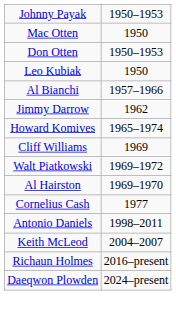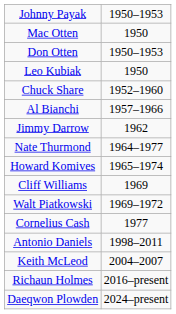+ row: (53, 90)
+ row: (53, 147)
- row: (53, 185)
